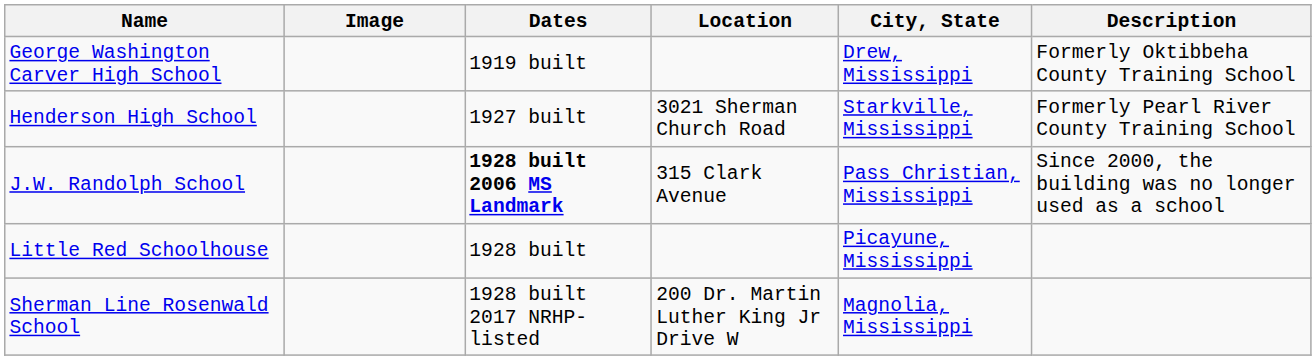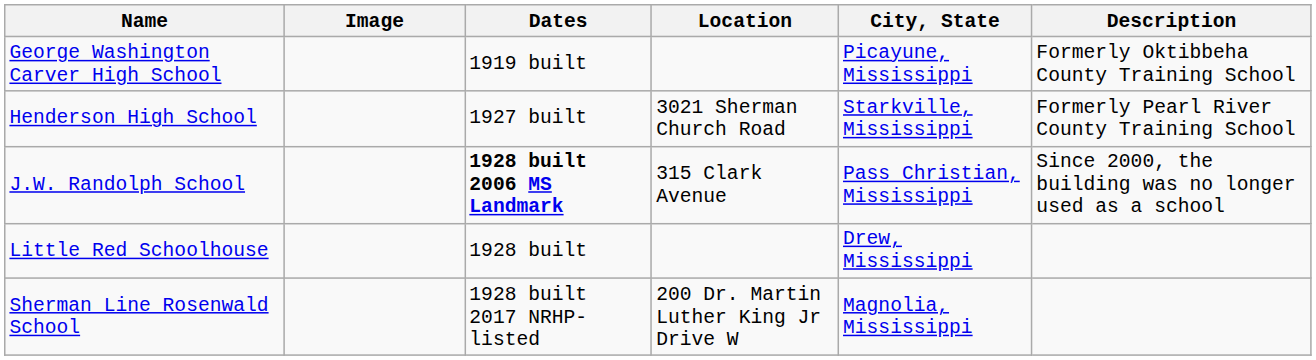(908, 64) Drew, Mississippi -> (908, 64) Picayune, Mississippi
(908, 251) Picayune, Mississippi -> (908, 251) Drew, Mississippi
